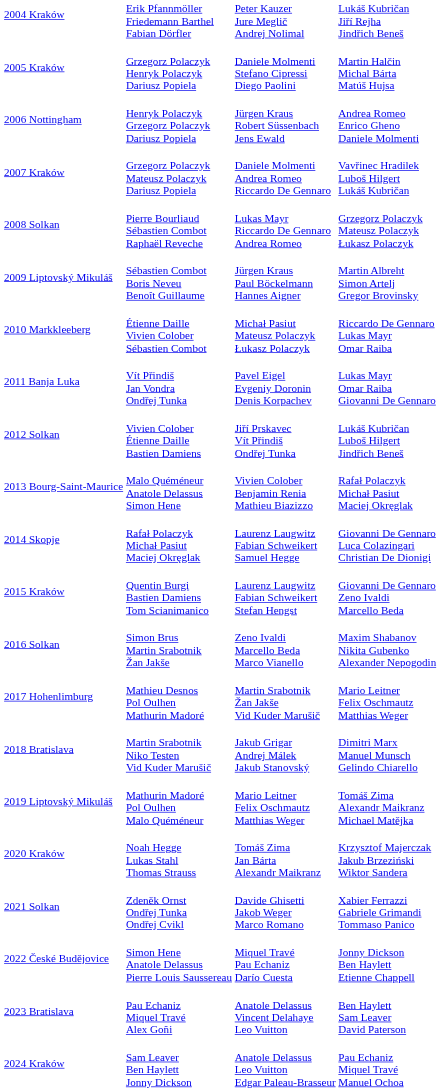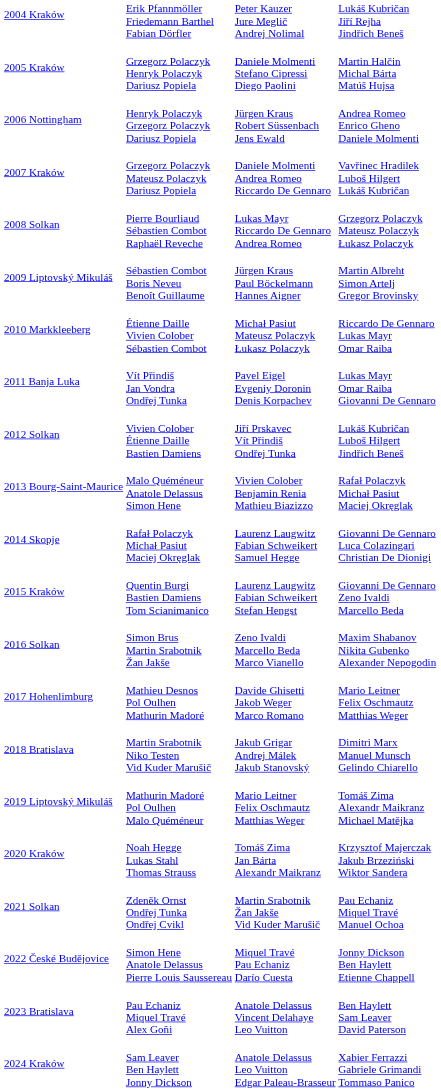(277, 702) Martin Srabotnik Žan Jakše Vid Kuder Marušič -> (270, 702) Davide Ghisetti Jakob Weger Marco Romano
(270, 912) Davide Ghisetti Jakob Weger Marco Romano -> (277, 912) Martin Srabotnik Žan Jakše Vid Kuder Marušič
(380, 912) Xabier Ferrazzi Gabriele Grimandi Tommaso Panico -> (371, 912) Pau Echaniz Miquel Travé Manuel Ochoa
(371, 1070) Pau Echaniz Miquel Travé Manuel Ochoa -> (380, 1070) Xabier Ferrazzi Gabriele Grimandi Tommaso Panico
